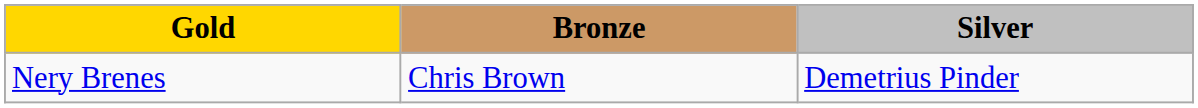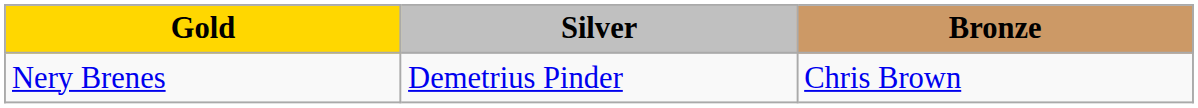columns swapped: (995, 28) <-> (599, 28)
